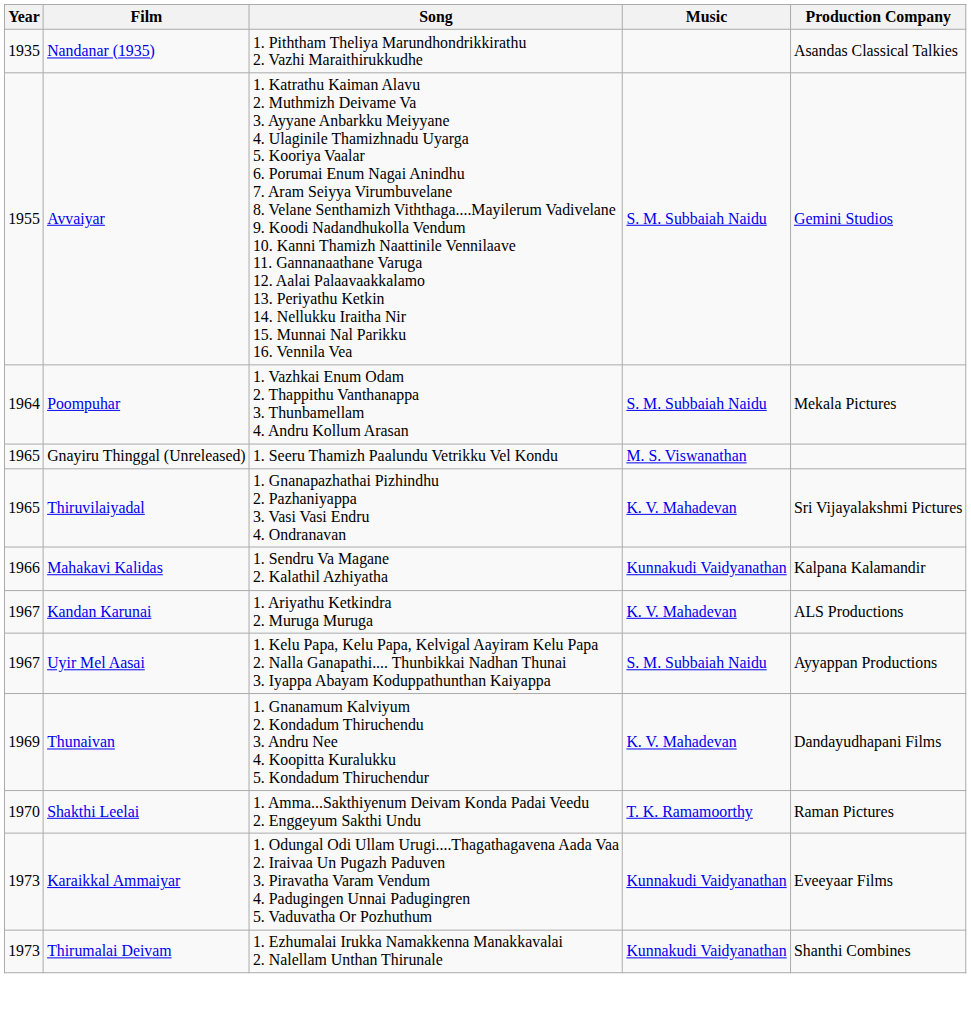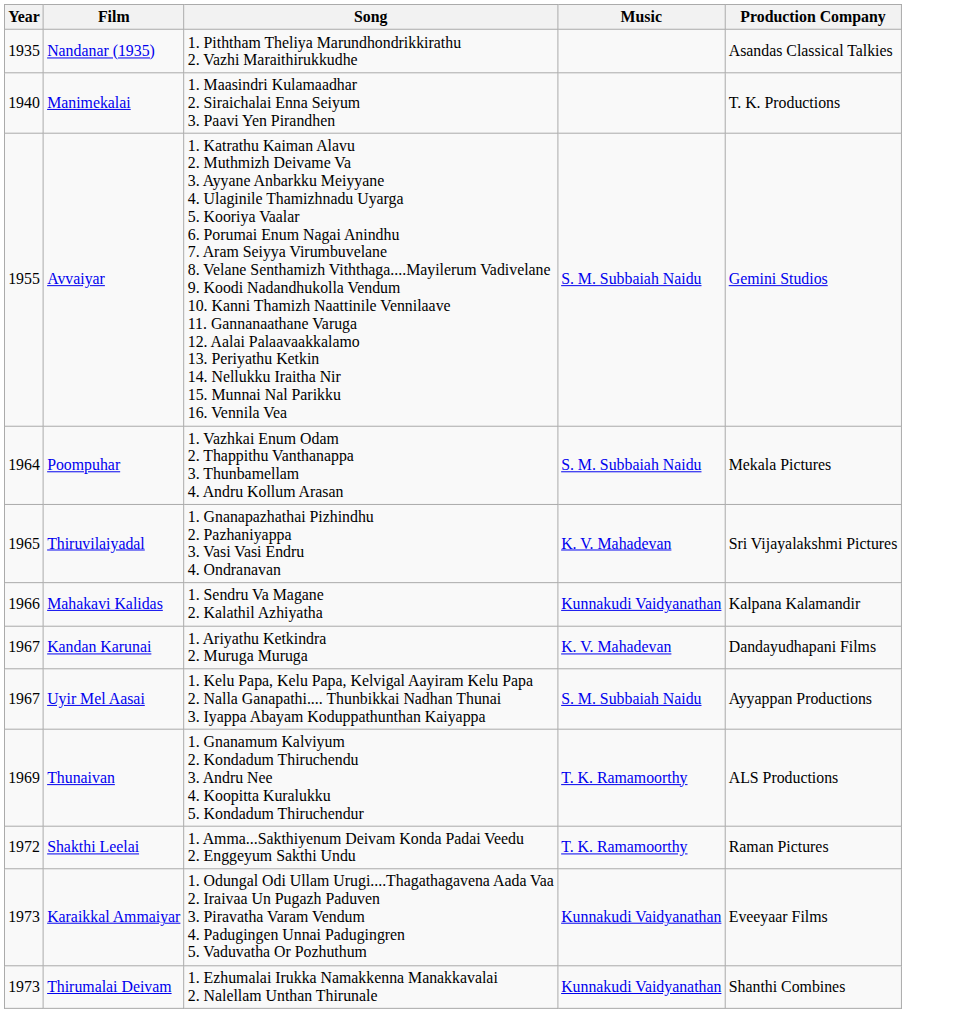+ row: (89, 102)
- row: (146, 456)
(849, 611) ALS Productions -> (802, 647) Dandayudhapani Films
(682, 742) K. V. Mahadevan -> (624, 777) T. K. Ramamoorthy
(868, 742) Dandayudhapani Films -> (783, 777) ALS Productions
(24, 811) 1970 -> (24, 847) 1972
